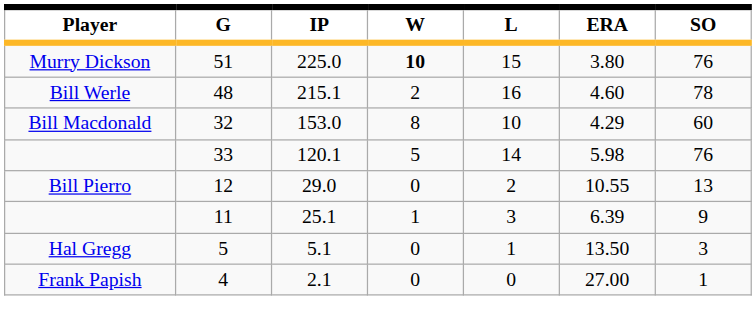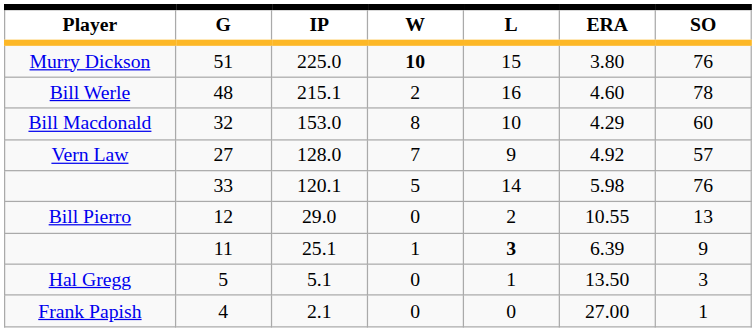+ row: (223, 154)
(511, 217) normal -> (511, 248) bold
